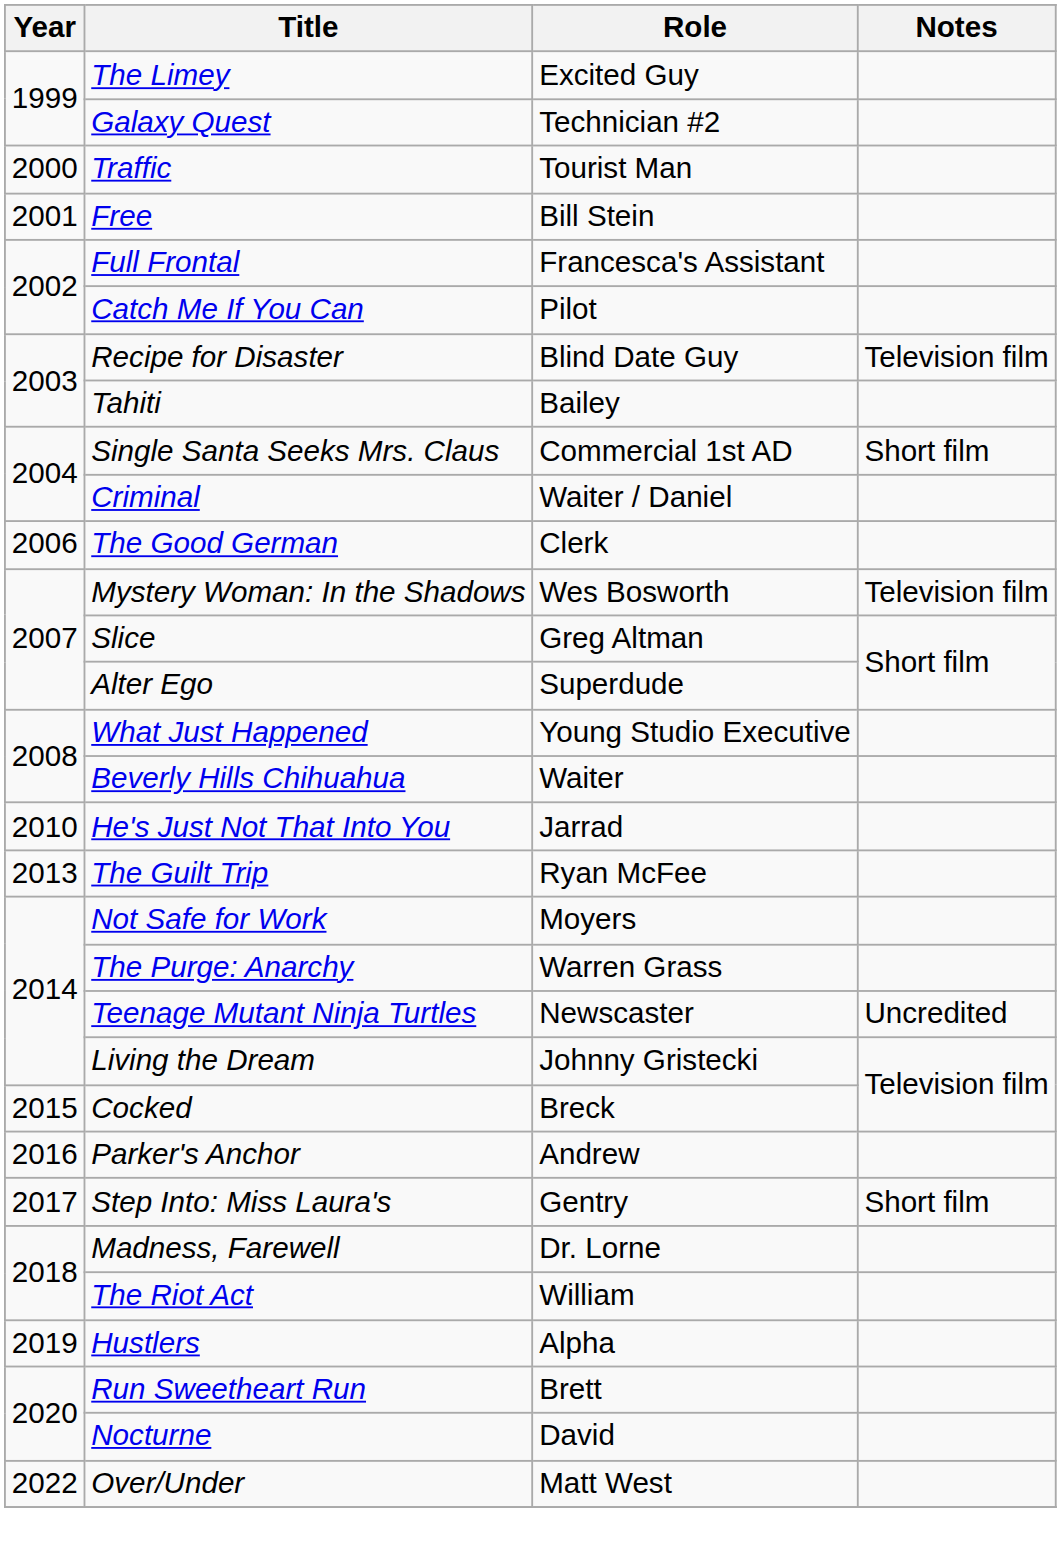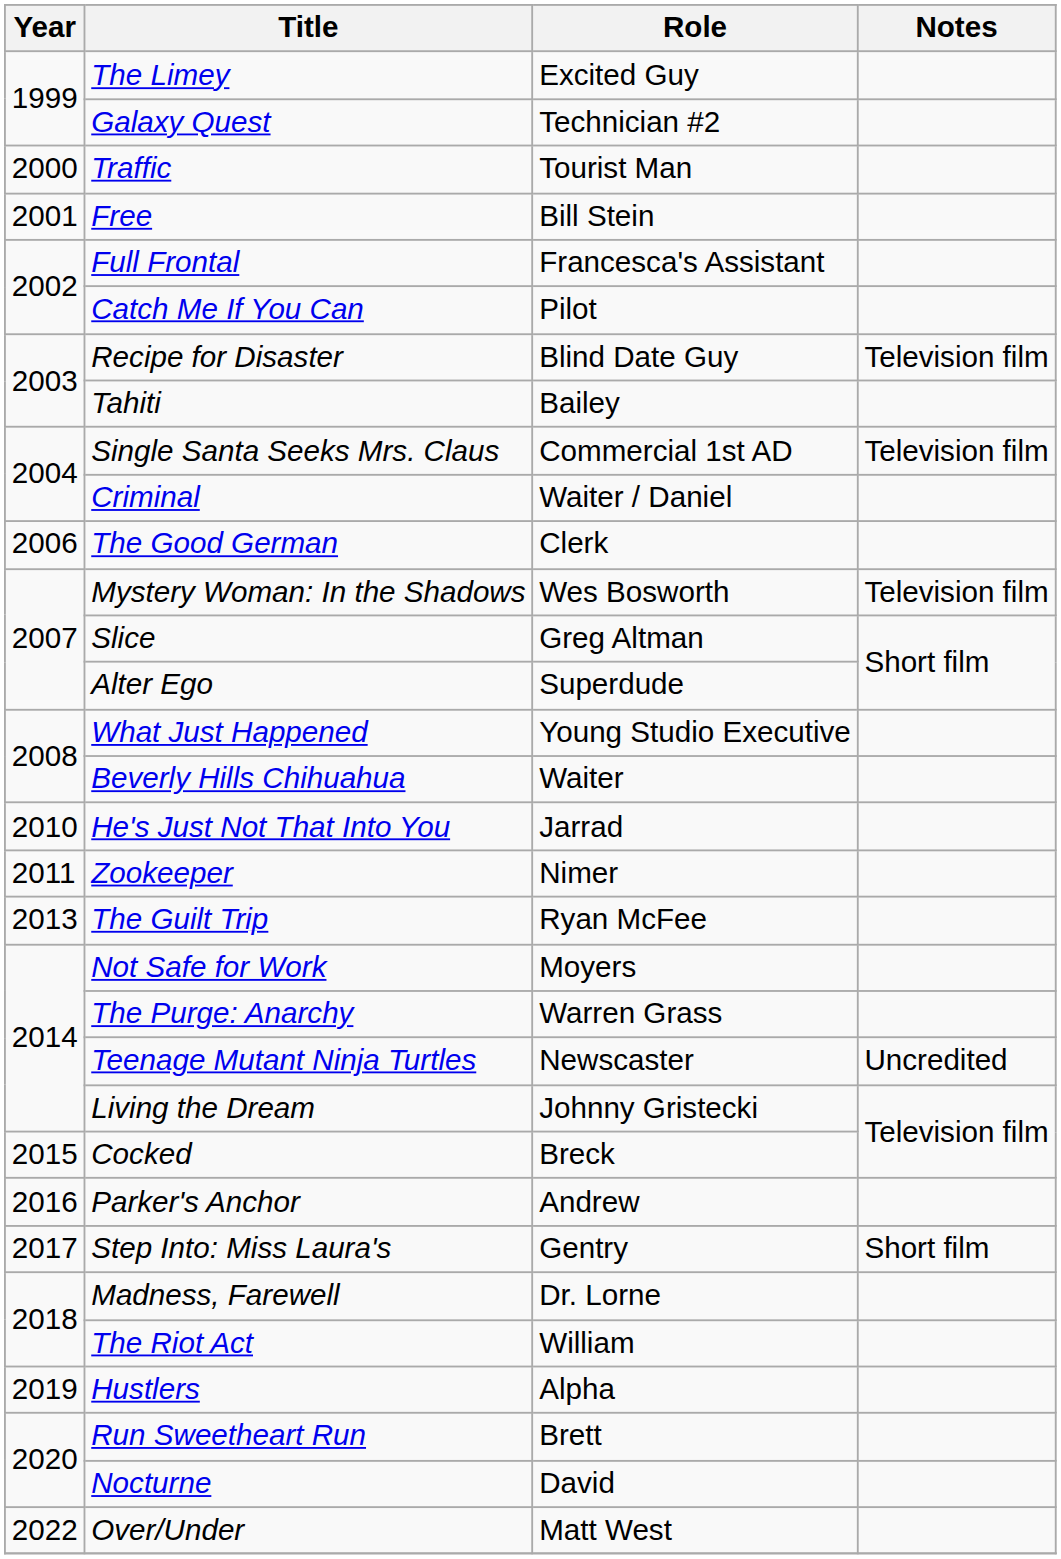(927, 450) Short film -> (957, 450) Television film
+ row: (162, 872)
